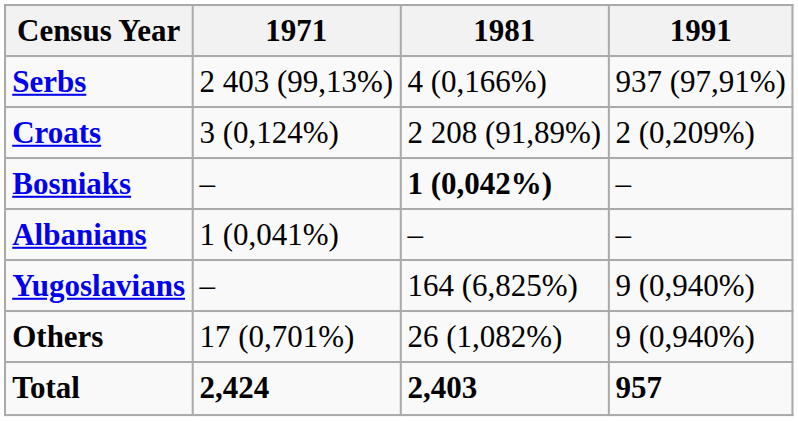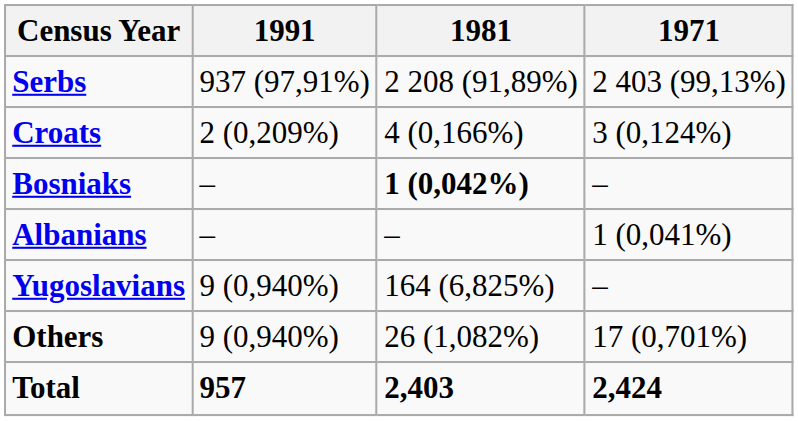columns swapped: (701, 30) <-> (296, 30)
(477, 81) 4 (0,166%) -> (481, 81) 2 208 (91,89%)
(504, 132) 2 208 (91,89%) -> (454, 132) 4 (0,166%)
